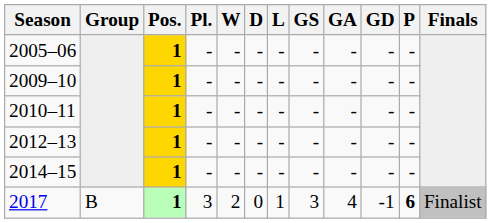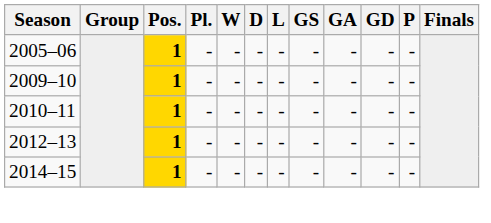- row: (28, 202)
